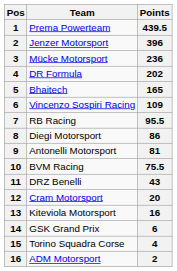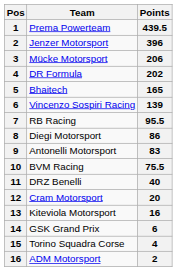(155, 58) 236 -> (155, 58) 206
(155, 104) 109 -> (155, 104) 139
(155, 151) 81 -> (155, 151) 83
(155, 181) 43 -> (155, 181) 40
